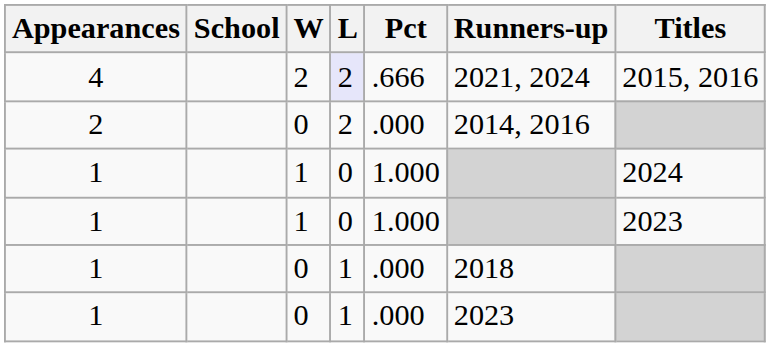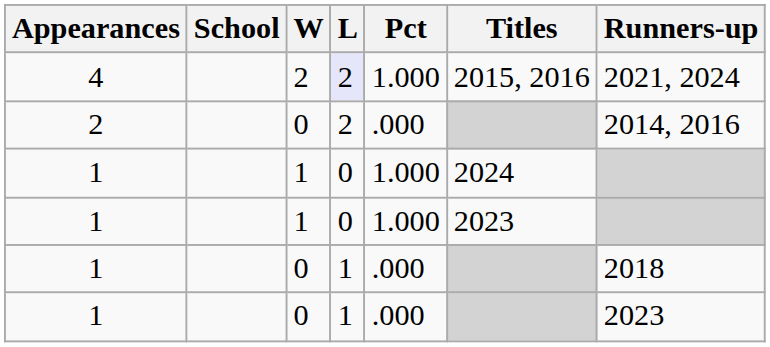columns swapped: (690, 28) <-> (531, 28)
(398, 76) .666 -> (406, 76) 1.000
